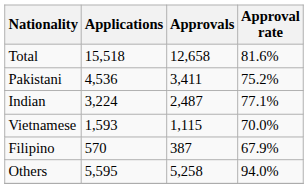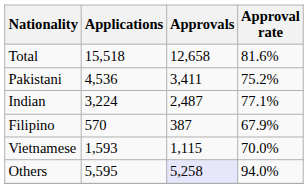rows swapped: (42, 125) <-> (31, 148)
(186, 171) no background -> (186, 171) lavender background
